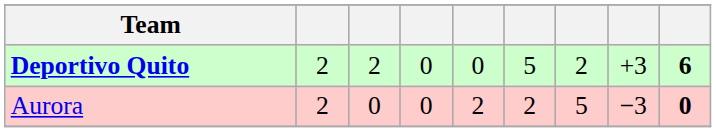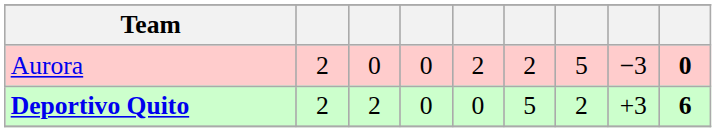rows swapped: (100, 65) <-> (47, 106)
